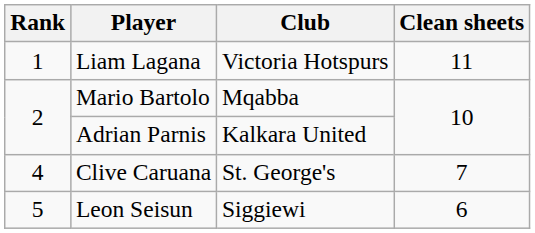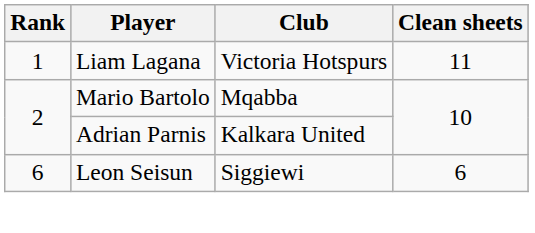- row: (144, 172)
(38, 209) 5 -> (38, 172) 6
